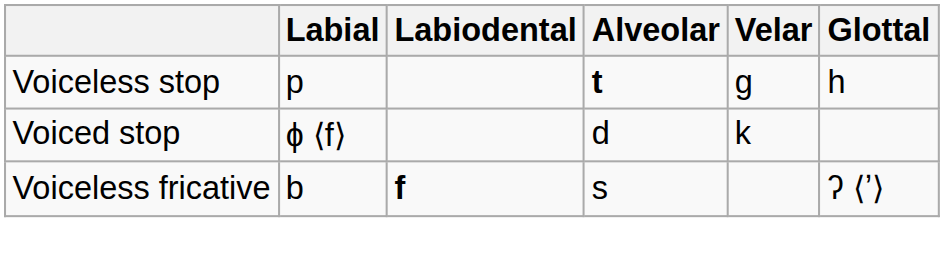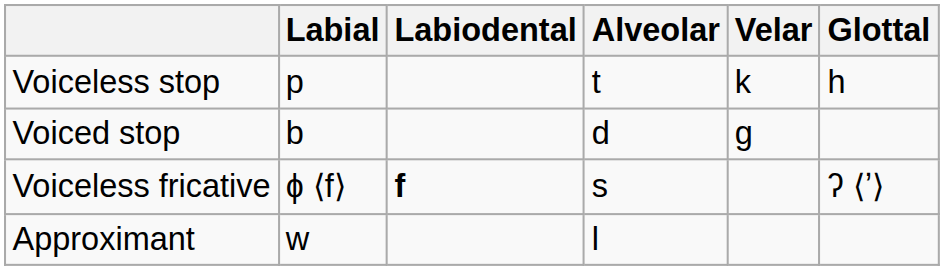(597, 81) bold -> (596, 81) normal
(744, 81) g -> (743, 81) k
(316, 135) ɸ ⟨f⟩ -> (295, 133) b
(743, 134) k -> (744, 133) g
(295, 187) b -> (316, 186) ɸ ⟨f⟩
+ row: (104, 238)
